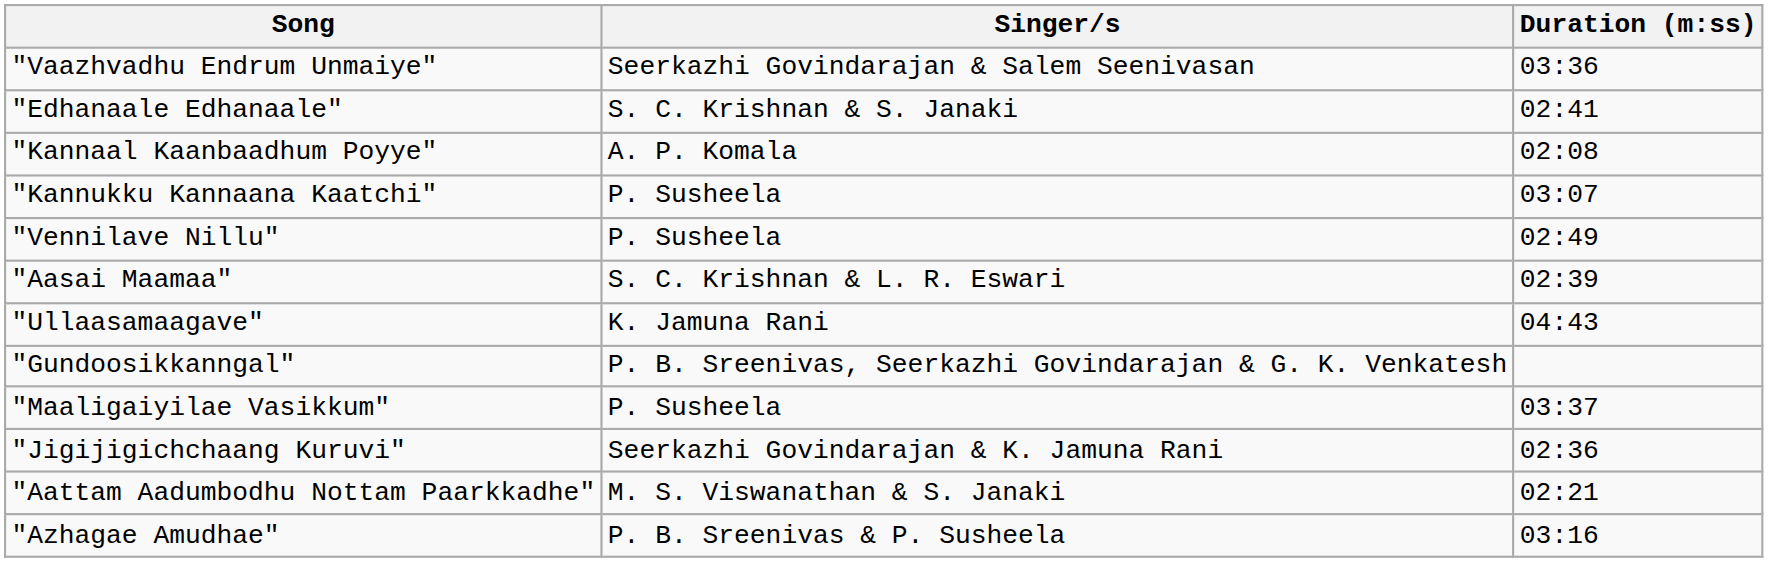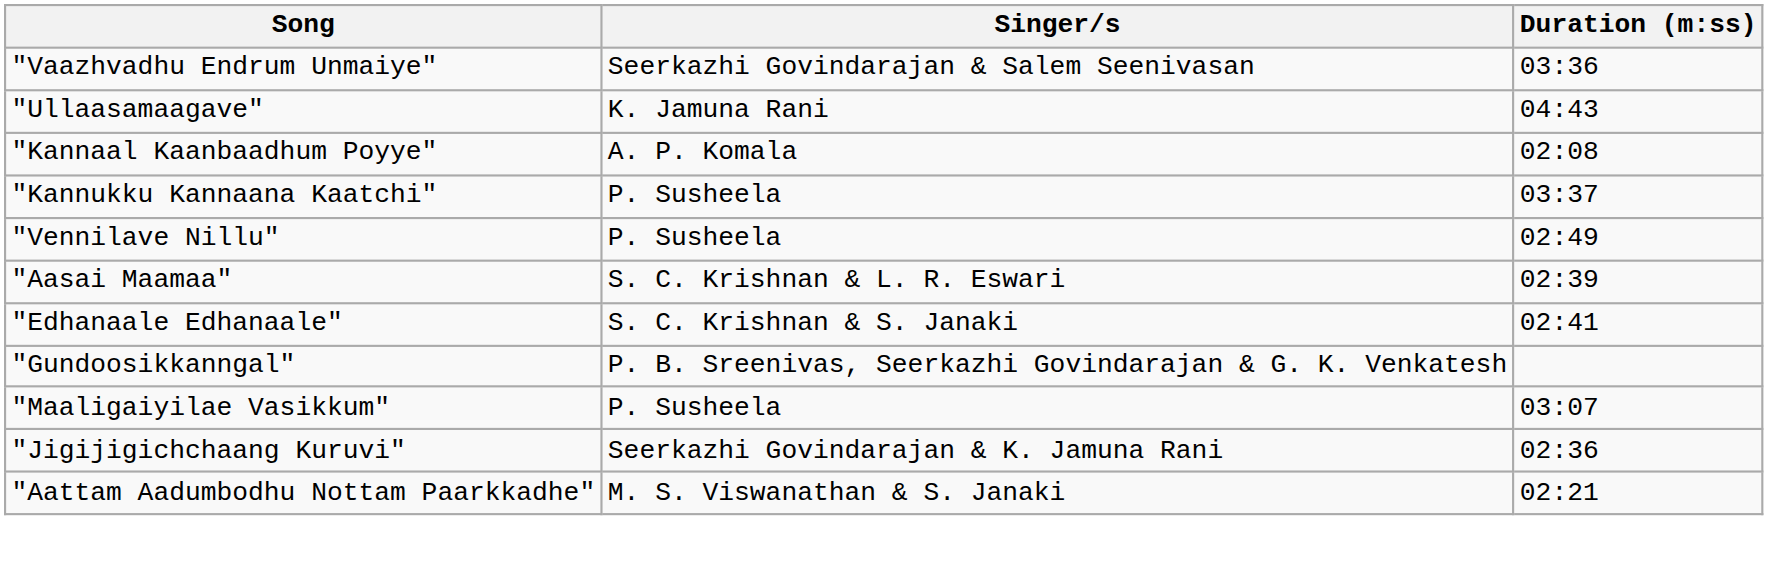rows swapped: (138, 324) <-> (177, 112)
(1559, 197) 03:07 -> (1559, 197) 03:37
(1559, 409) 03:37 -> (1559, 409) 03:07
- row: (146, 536)
